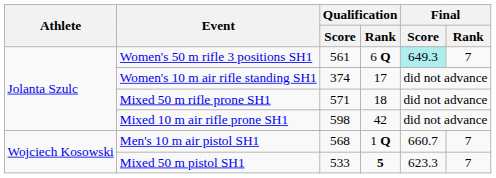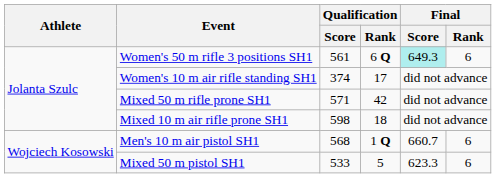(468, 57) 7 -> (468, 57) 6
(380, 99) 18 -> (380, 99) 42
(380, 120) 42 -> (380, 120) 18
(468, 141) 7 -> (468, 141) 6
(380, 162) bold -> (380, 162) normal
(468, 162) 7 -> (468, 162) 6
